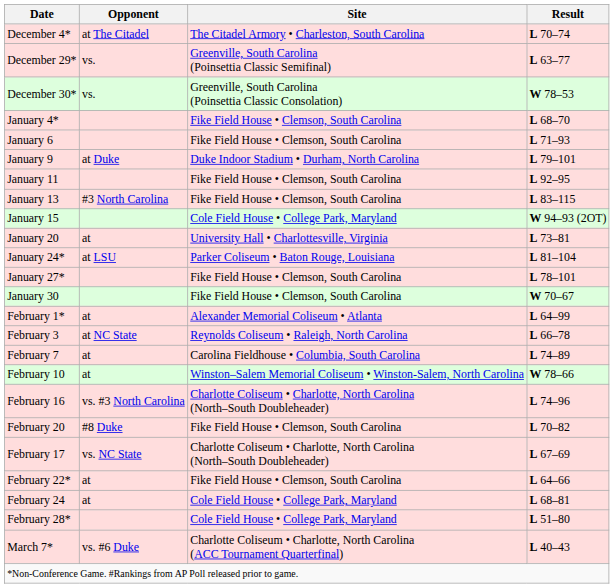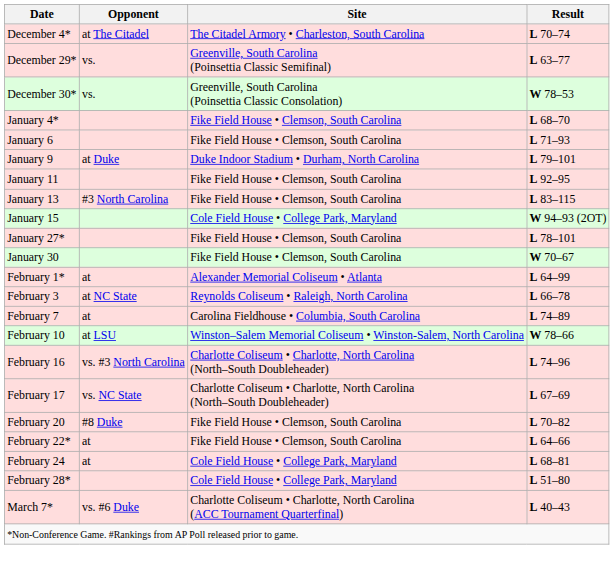- row: (33, 238)
- row: (36, 257)
(86, 374) at -> (99, 335) at LSU
rows swapped: (36, 454) <-> (36, 428)
